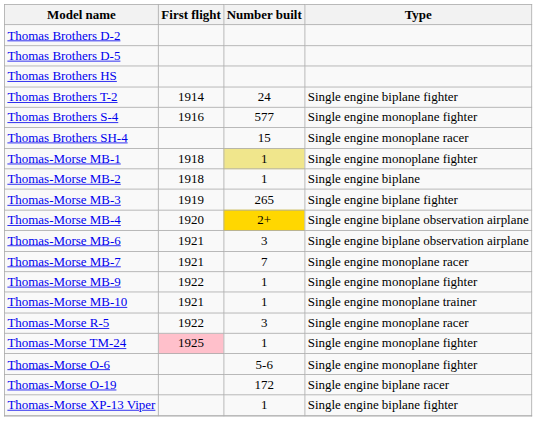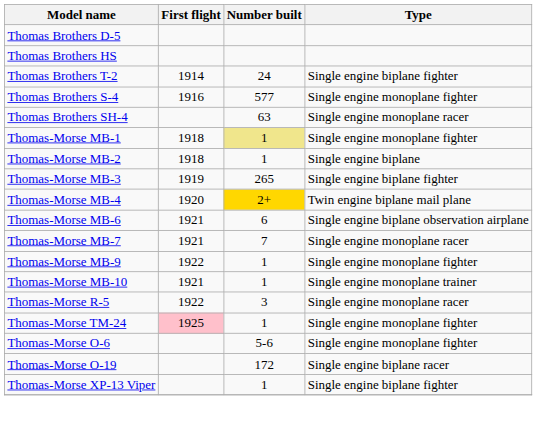- row: (64, 35)
(264, 138) 15 -> (264, 117) 63
(418, 220) Single engine biplane observation airplane -> (389, 199) Twin engine biplane mail plane
(264, 240) 3 -> (264, 220) 6
